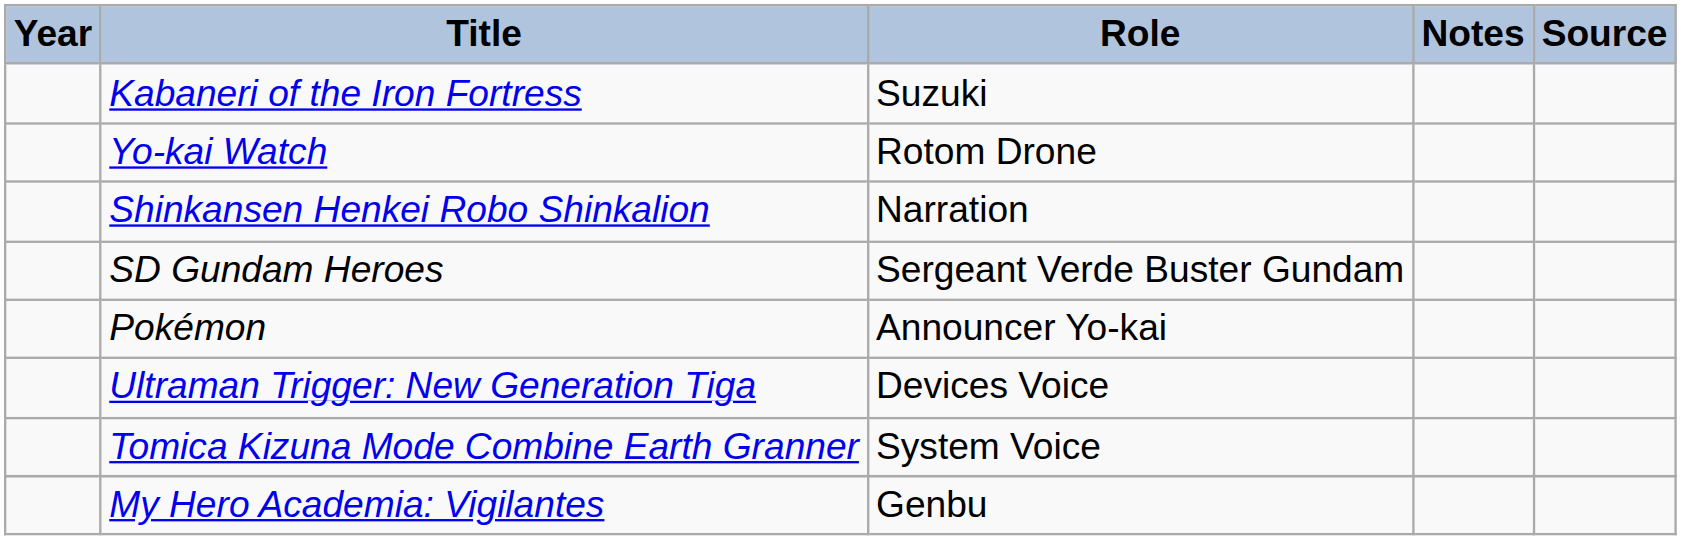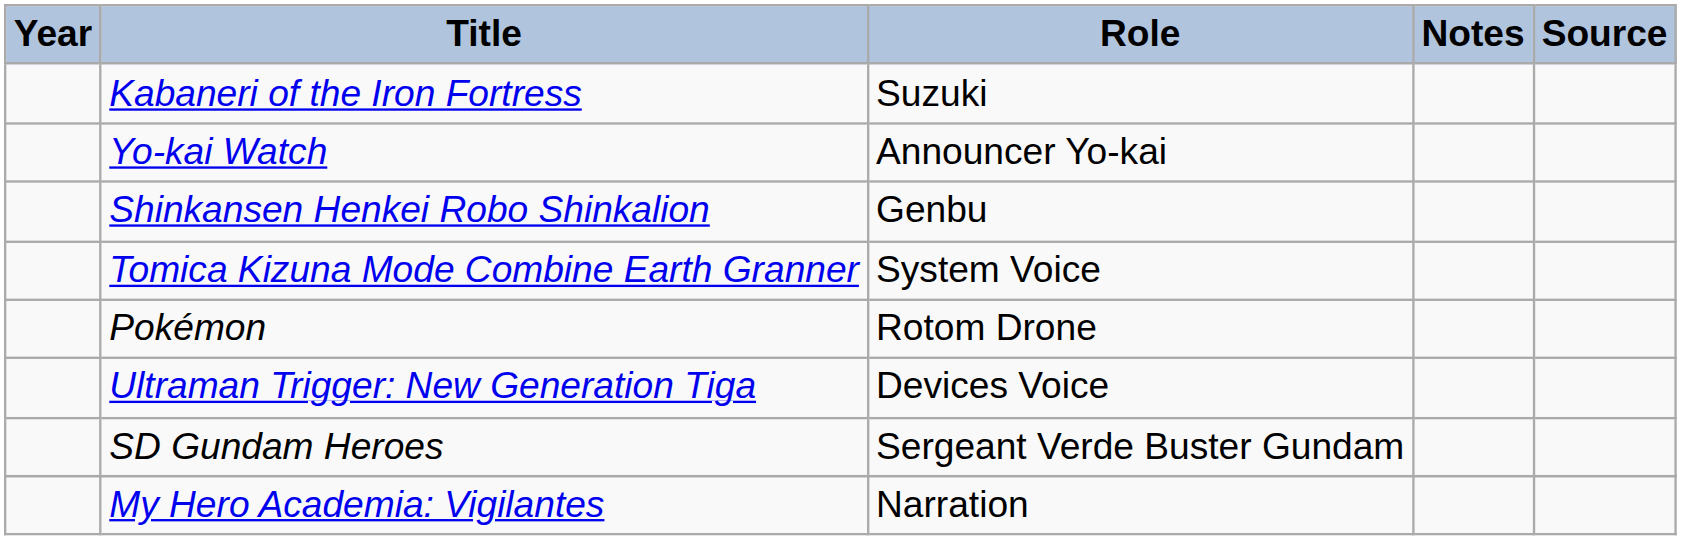(986, 151) Rotom Drone -> (1022, 151) Announcer Yo-kai
(952, 210) Narration -> (932, 210) Genbu
rows swapped: (484, 446) <-> (276, 269)
(1022, 328) Announcer Yo-kai -> (986, 328) Rotom Drone
(932, 504) Genbu -> (952, 504) Narration
